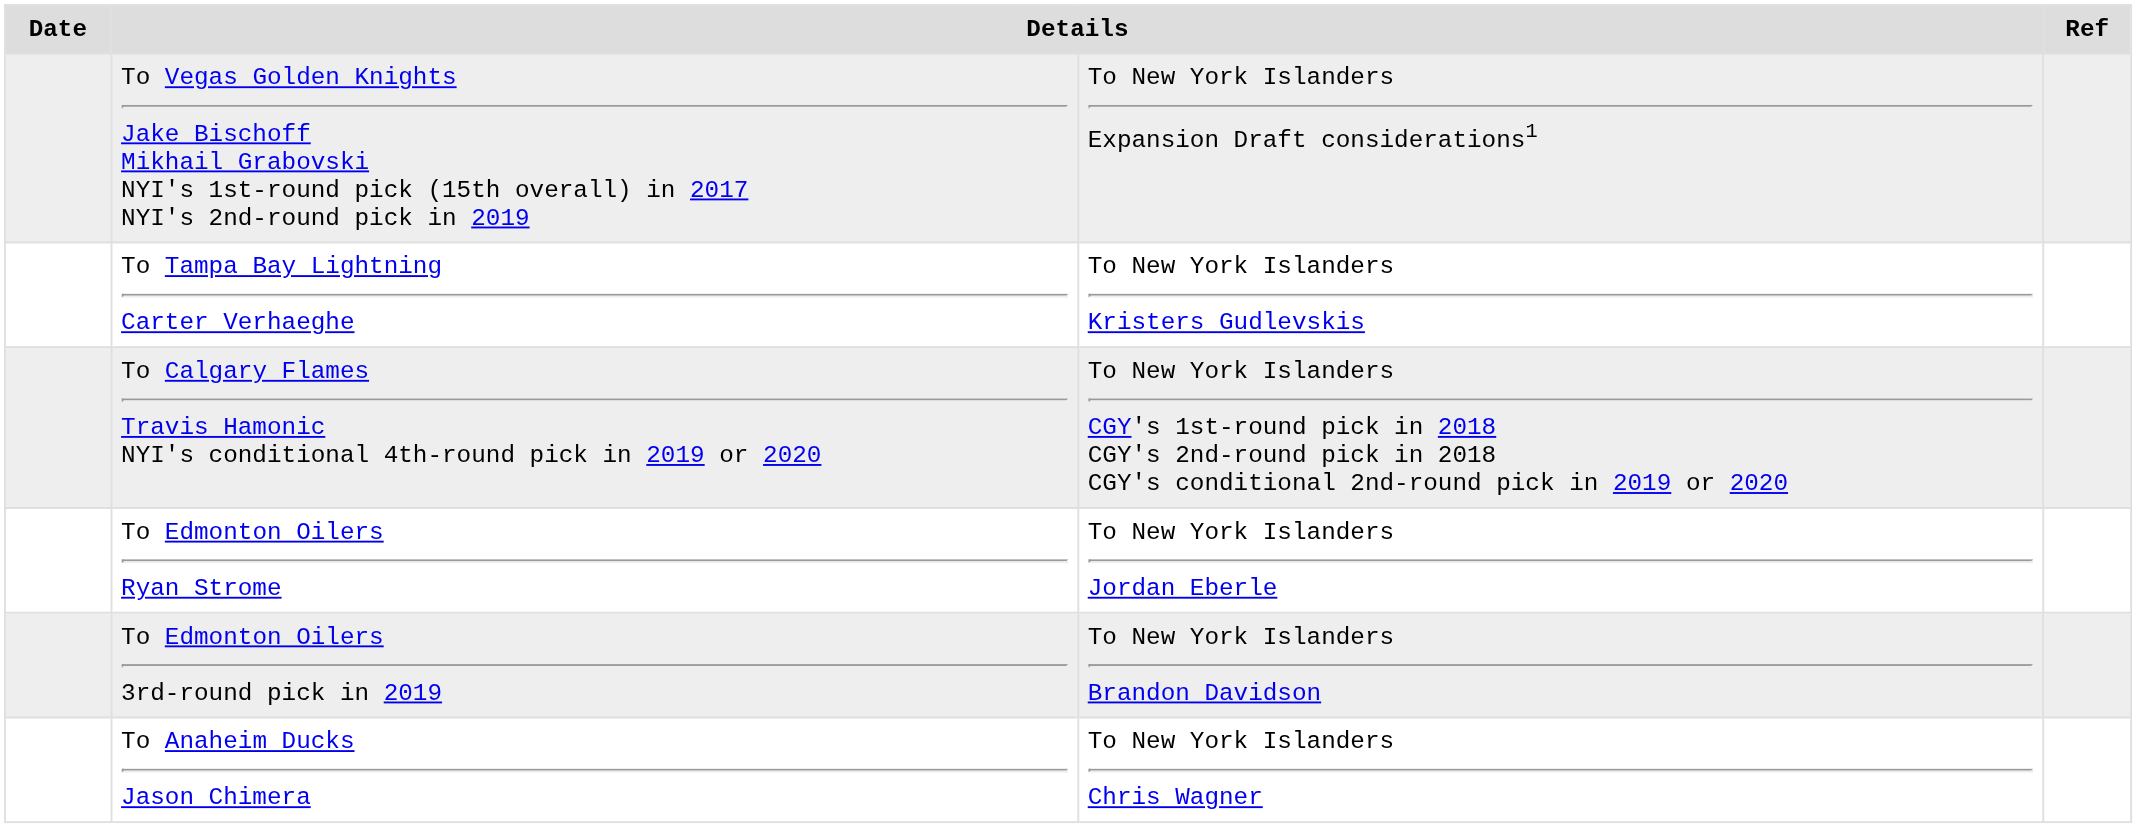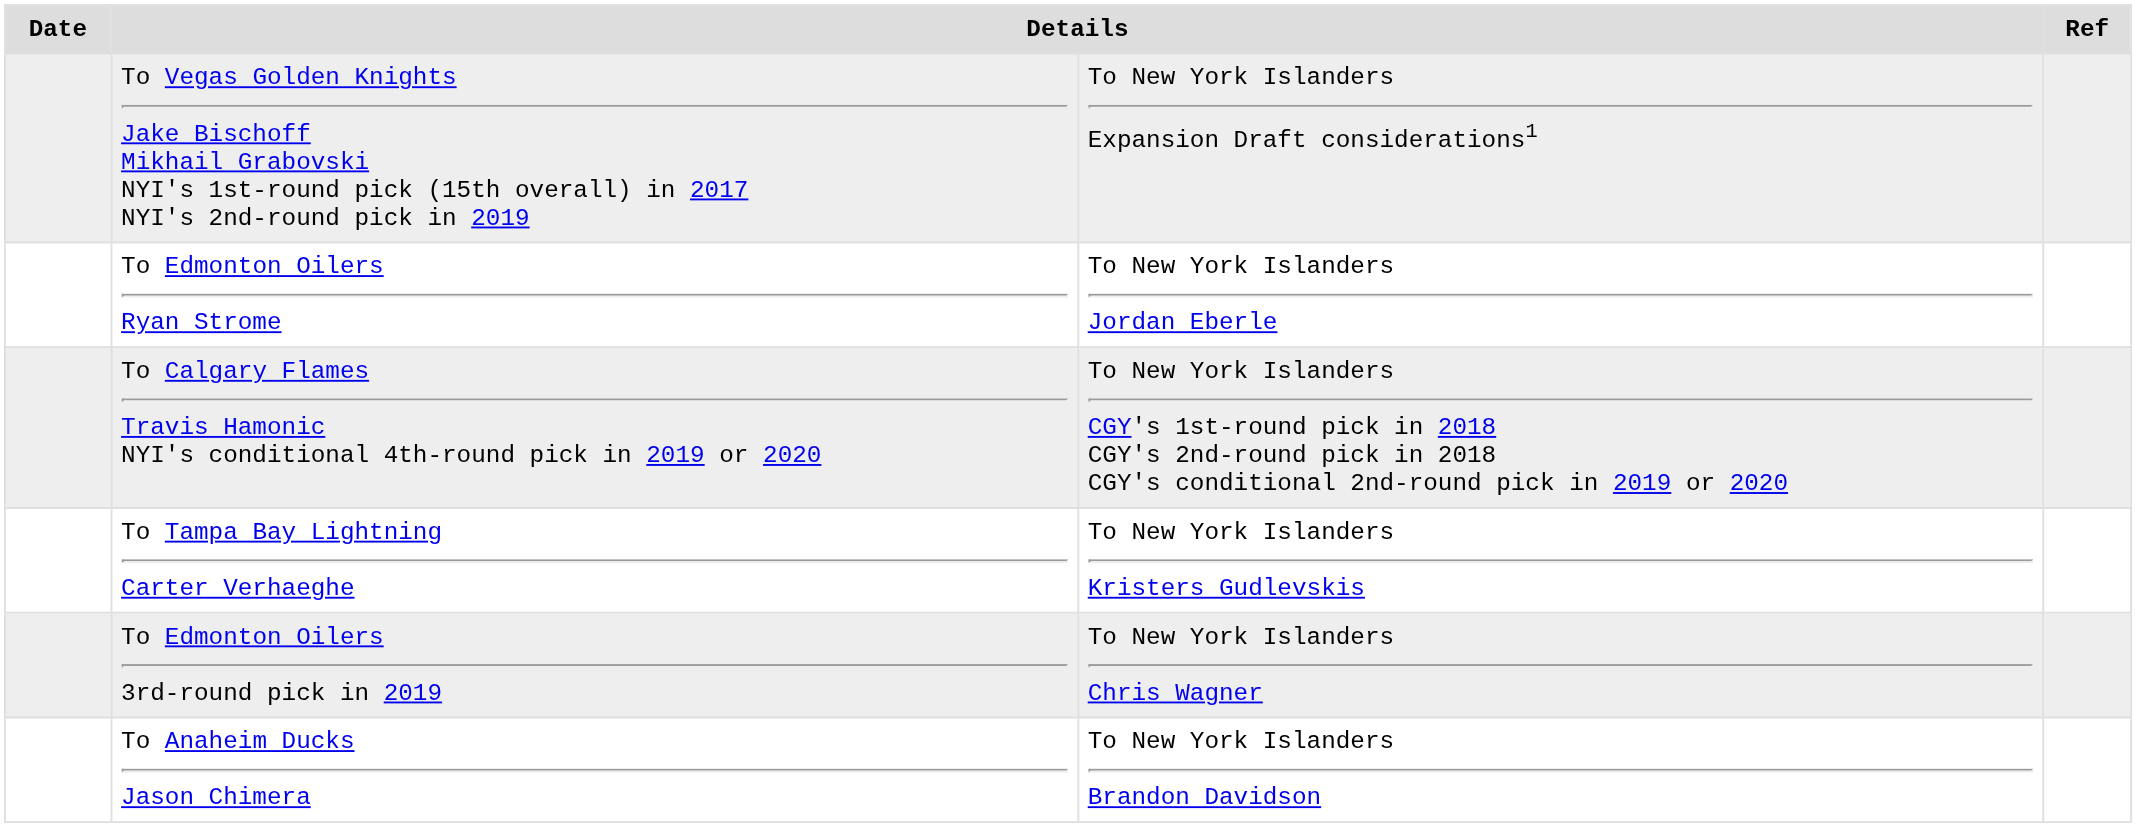rows swapped: (594, 560) <-> (594, 295)
(1561, 665) To New York Islanders Brandon Davidson -> (1561, 665) To New York Islanders Chris Wagner
(1561, 770) To New York Islanders Chris Wagner -> (1561, 770) To New York Islanders Brandon Davidson
